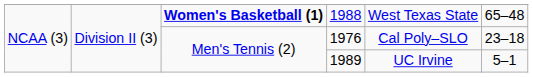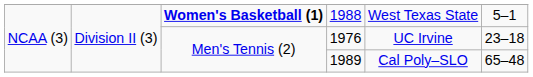(505, 15) 65–48 -> (505, 15) 5–1
(423, 38) Cal Poly–SLO -> (423, 38) UC Irvine
(423, 60) UC Irvine -> (423, 60) Cal Poly–SLO
(505, 60) 5–1 -> (505, 60) 65–48
